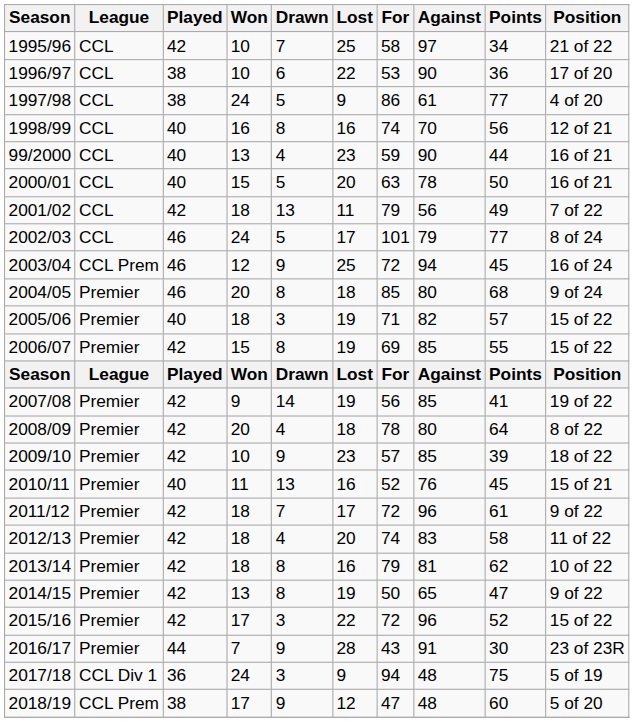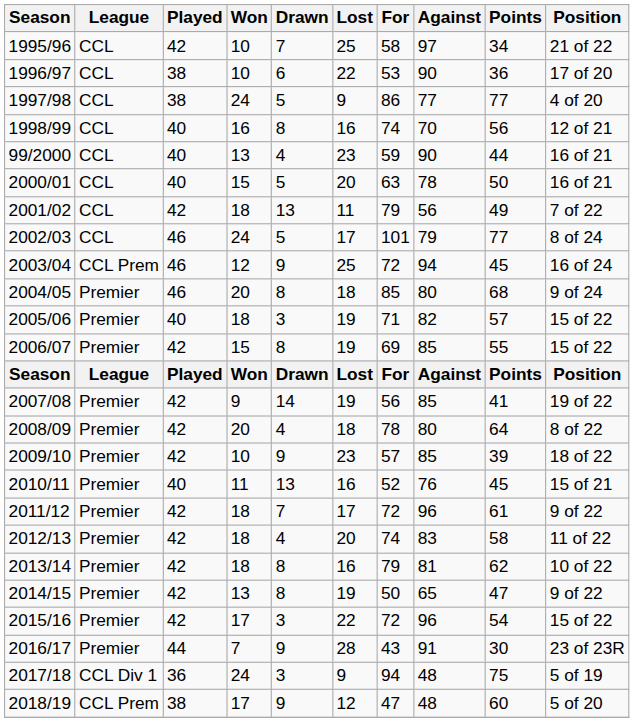(427, 100) 61 -> (427, 100) 77
(499, 621) 52 -> (499, 621) 54
